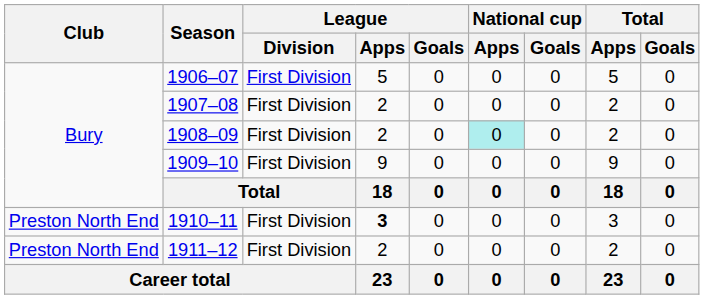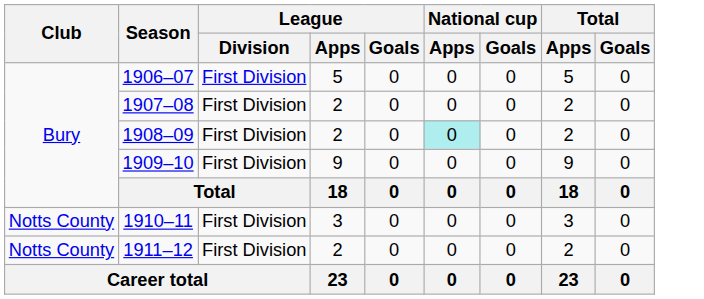(84, 221) Preston North End -> (61, 221) Notts County
(382, 221) bold -> (338, 221) normal
(84, 250) Preston North End -> (61, 250) Notts County
